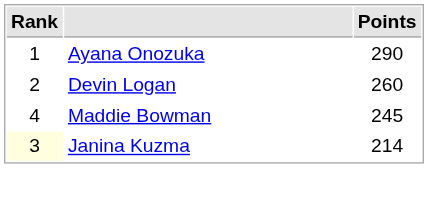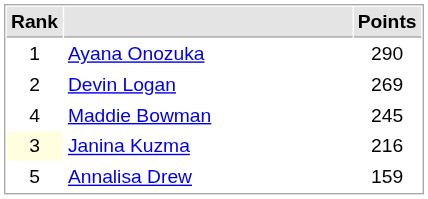(387, 84) 260 -> (387, 84) 269
(387, 146) 214 -> (387, 146) 216
+ row: (130, 177)
